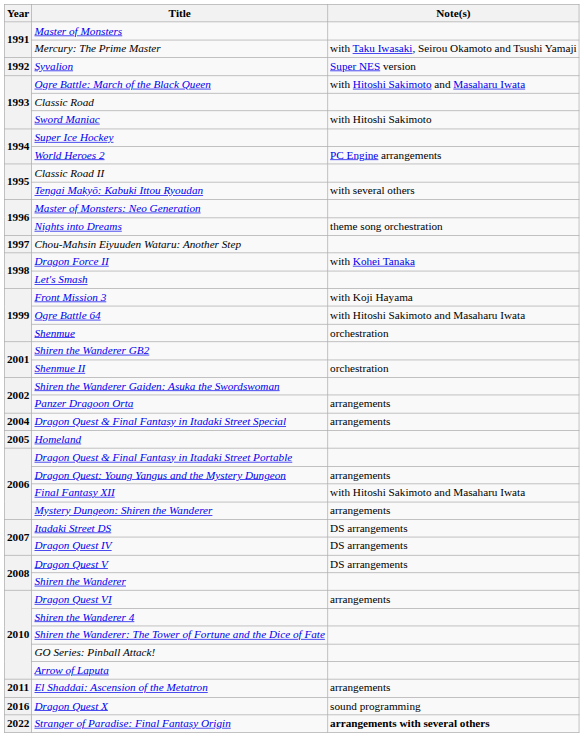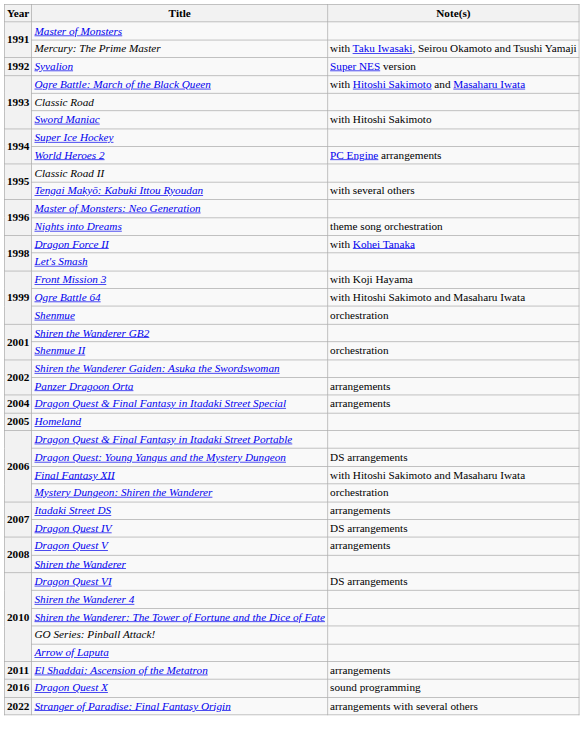- row: (138, 244)
(360, 475) arrangements -> (369, 457) DS arrangements
(360, 510) arrangements -> (359, 492) orchestration
(369, 528) DS arrangements -> (360, 510) arrangements
(369, 564) DS arrangements -> (360, 546) arrangements
(360, 599) arrangements -> (369, 581) DS arrangements
(410, 723) bold -> (404, 706) normal
